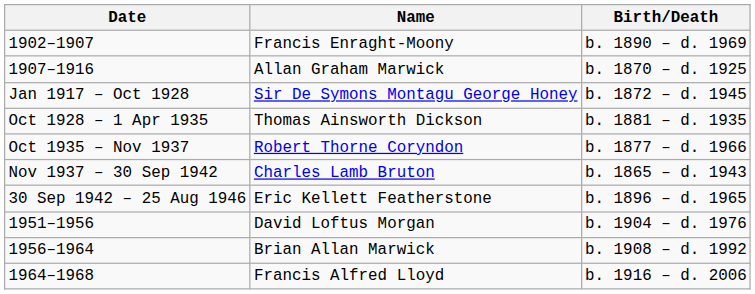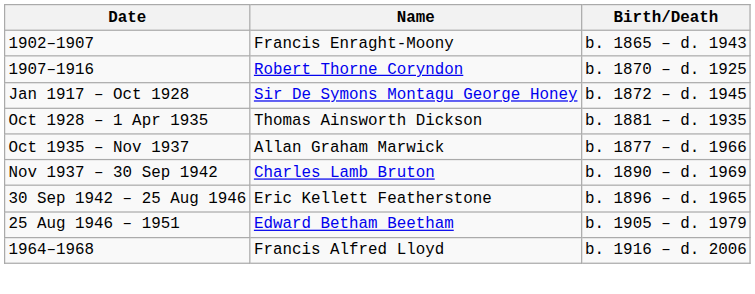(666, 43) b. 1890 – d. 1969 -> (666, 43) b. 1865 – d. 1943
(349, 69) Allan Graham Marwick -> (359, 69) Robert Thorne Coryndon
(359, 147) Robert Thorne Coryndon -> (349, 147) Allan Graham Marwick
(666, 173) b. 1865 – d. 1943 -> (666, 173) b. 1890 – d. 1969
+ row: (94, 224)
- row: (51, 224)
- row: (51, 250)
